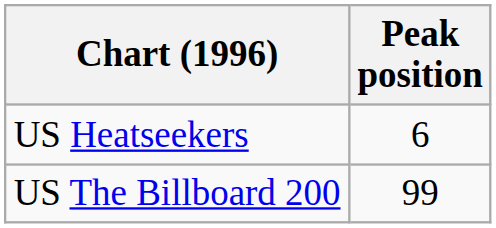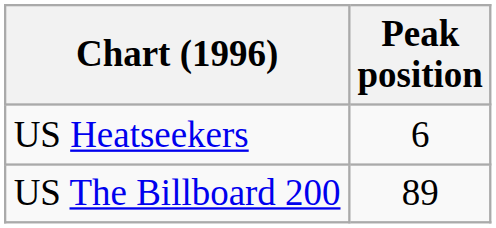(420, 192) 99 -> (420, 192) 89
